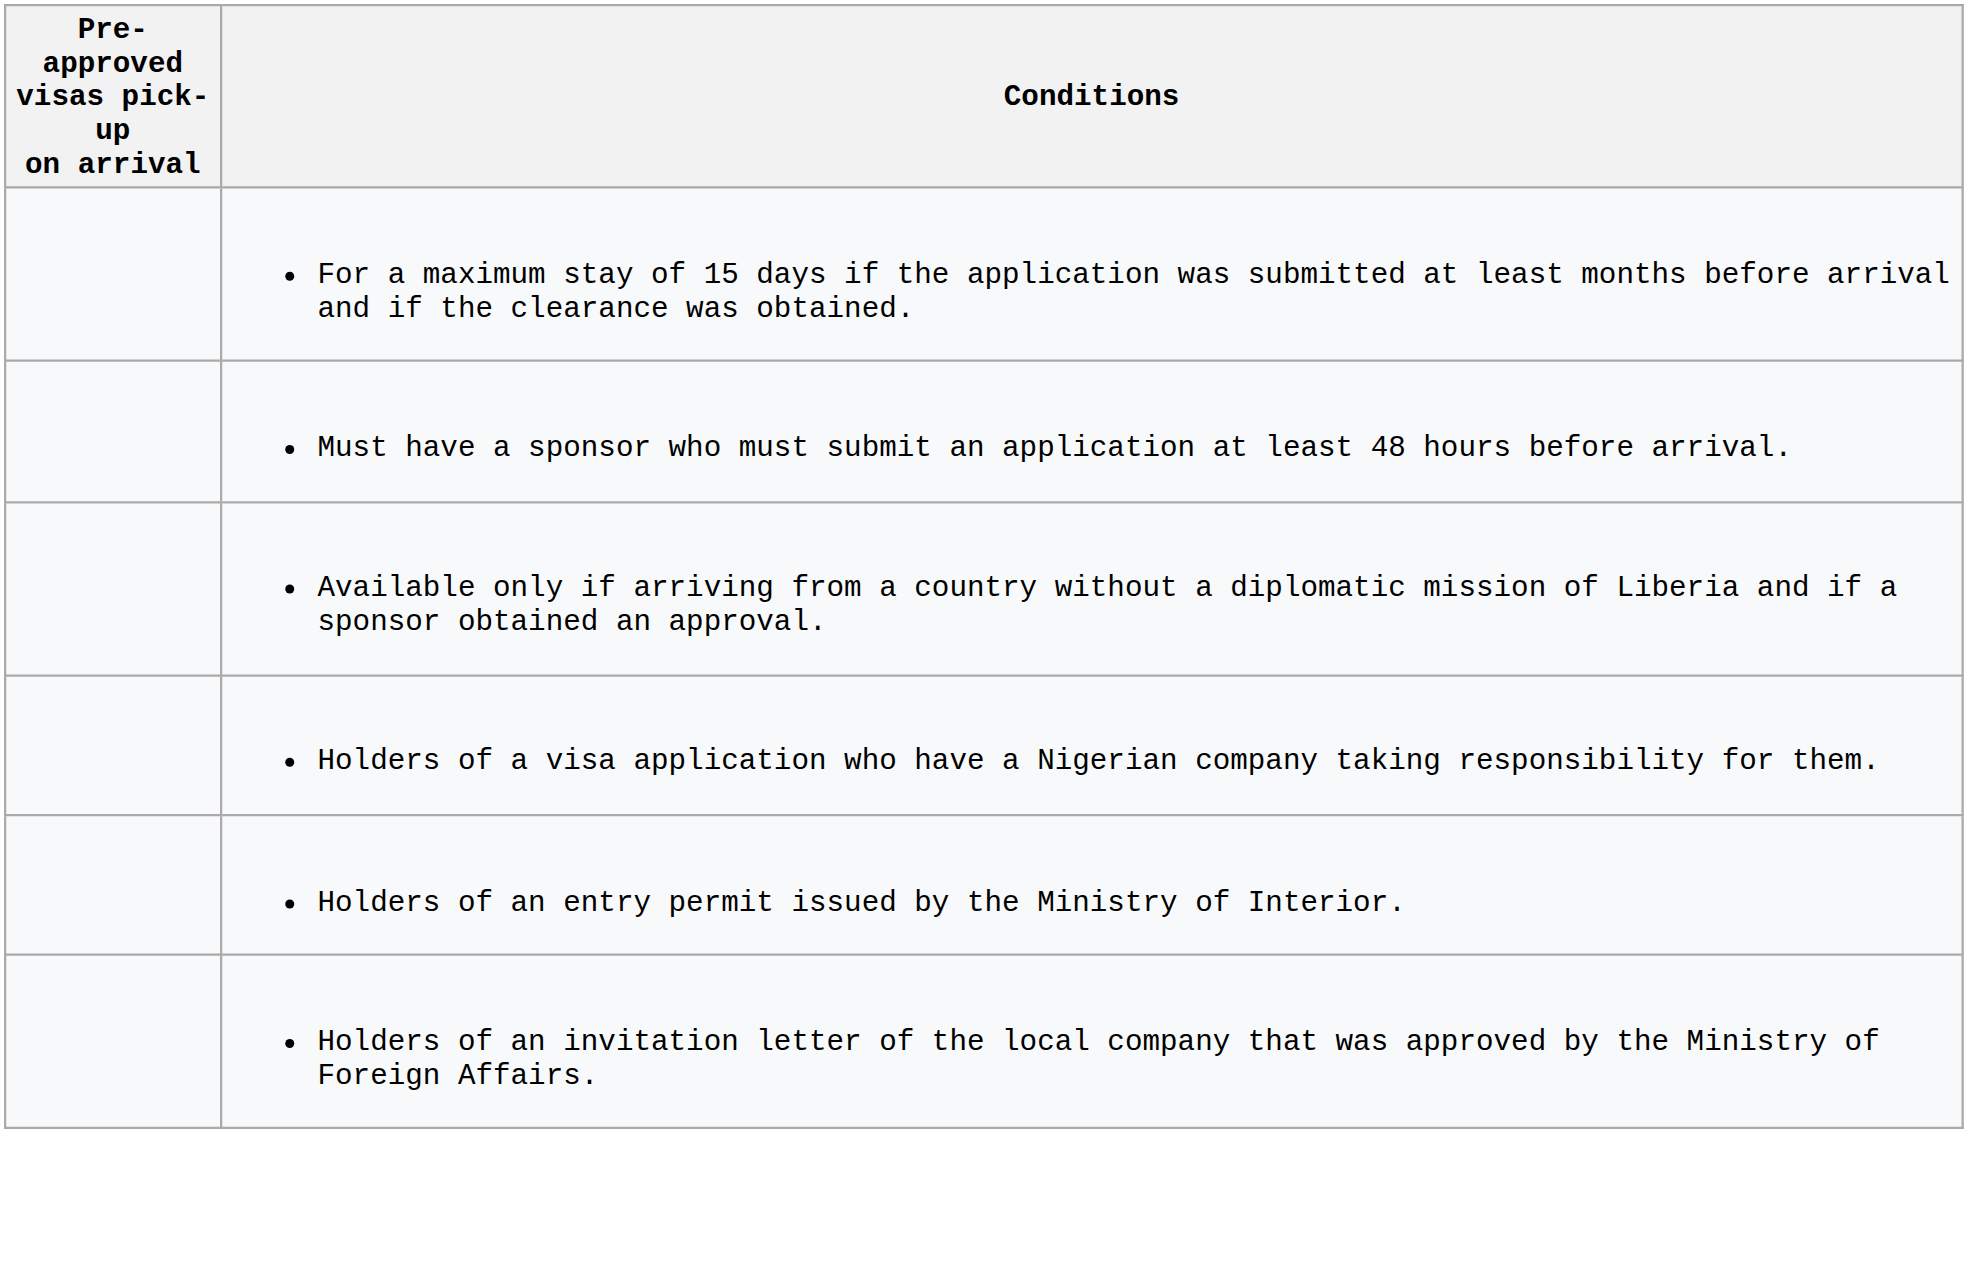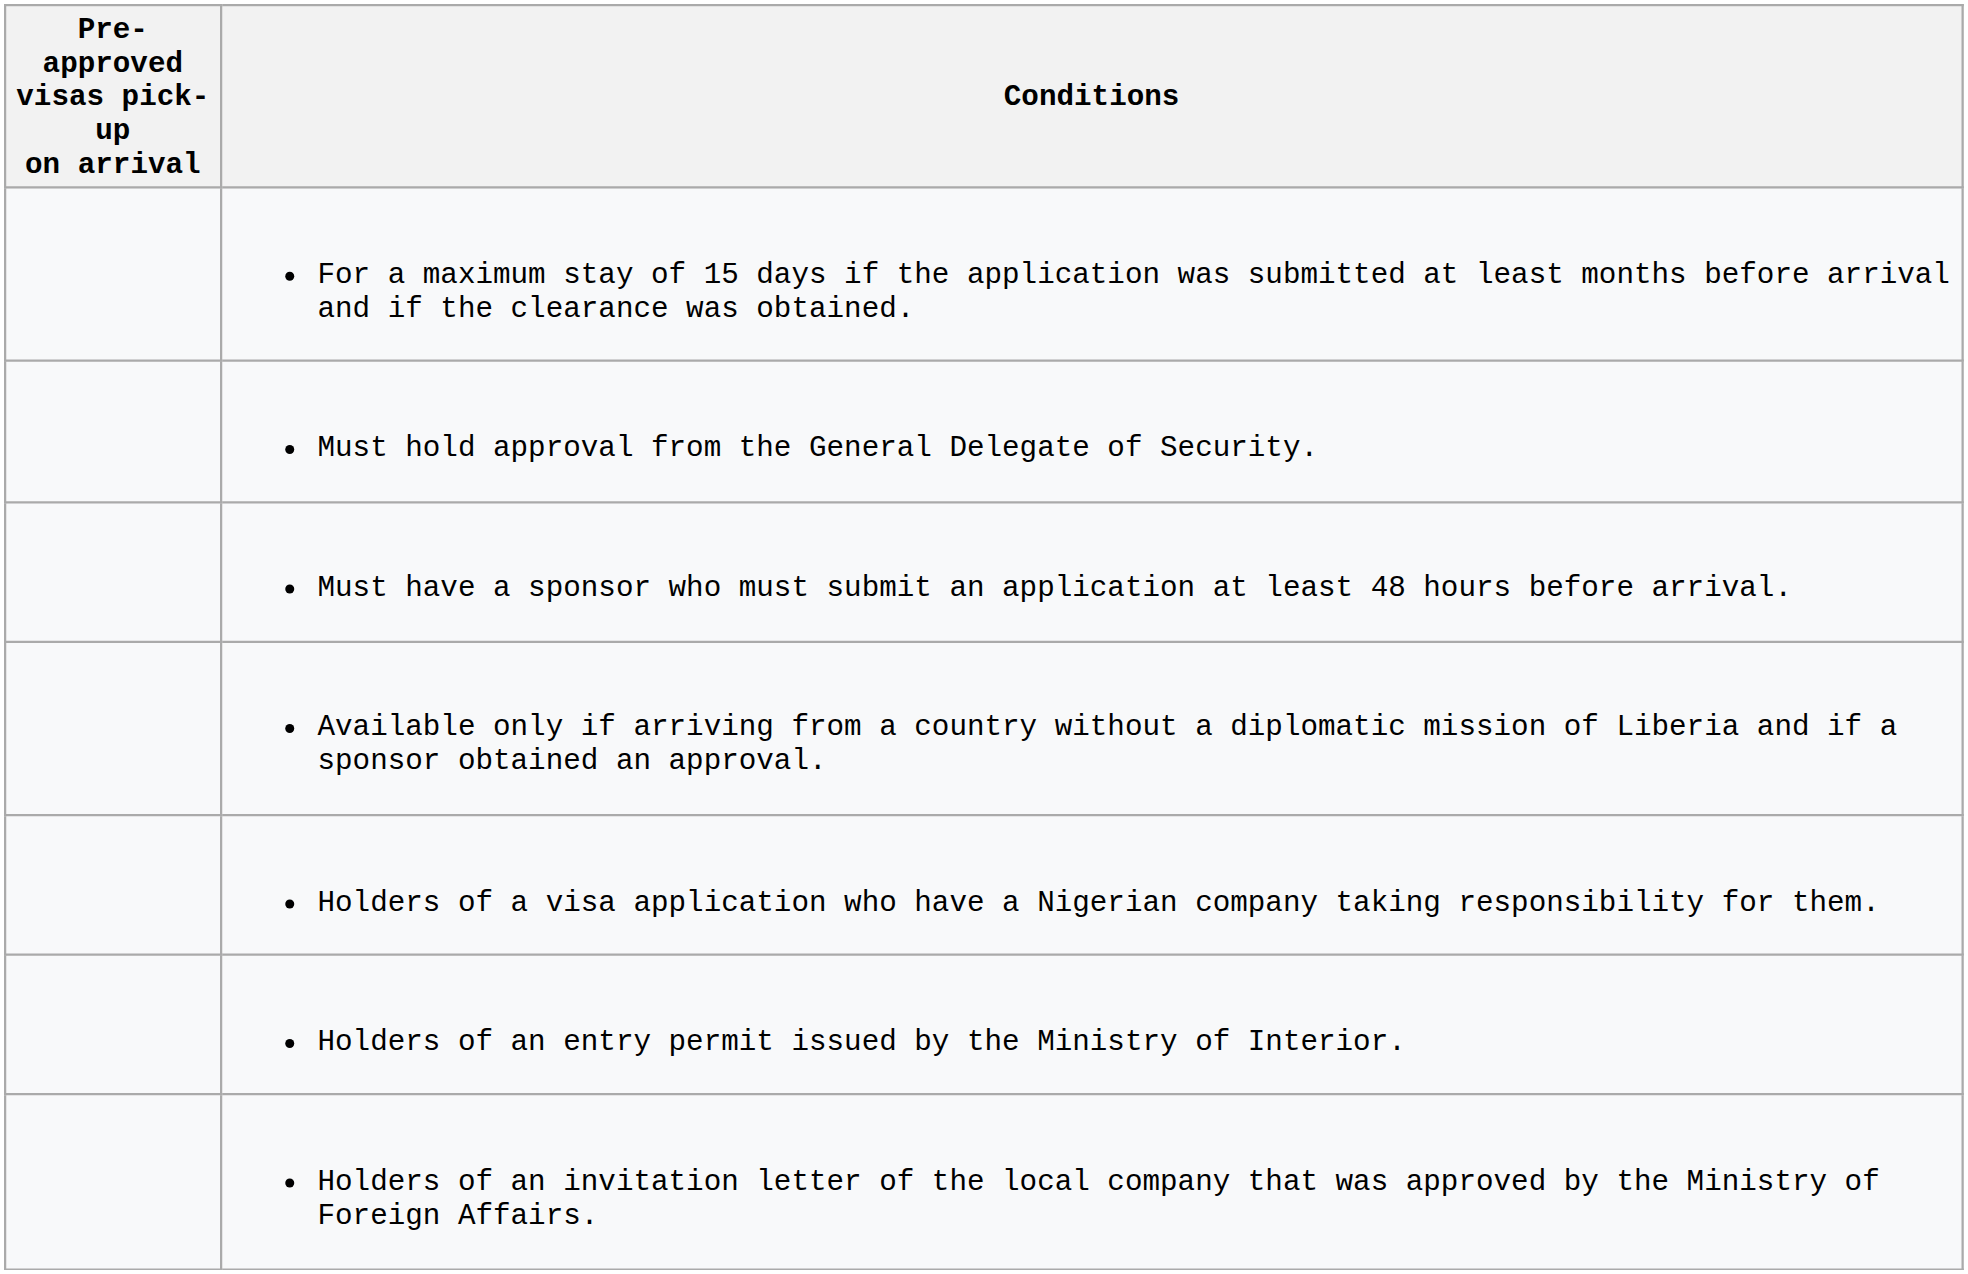+ row: (1092, 448)
